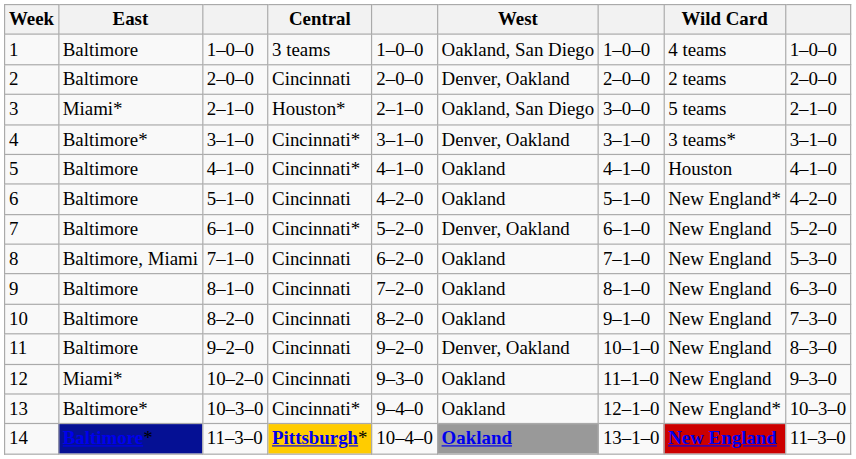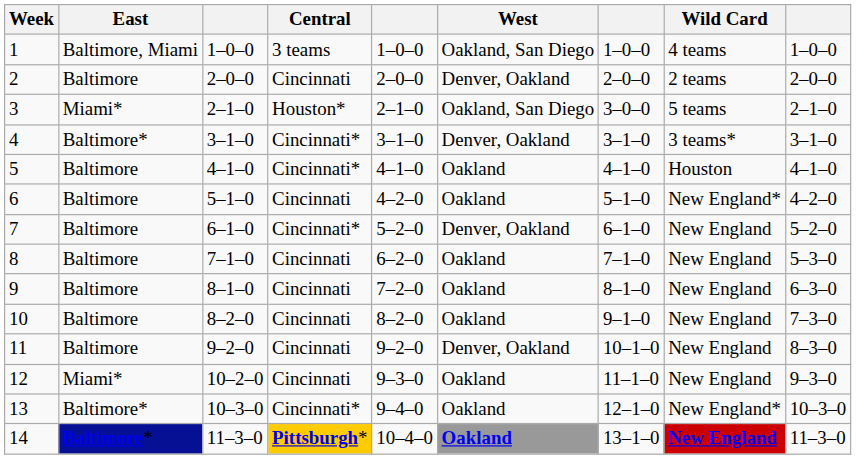(100, 49) Baltimore -> (130, 49) Baltimore, Miami
(130, 259) Baltimore, Miami -> (100, 259) Baltimore
